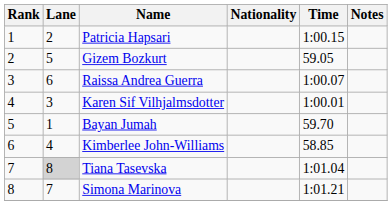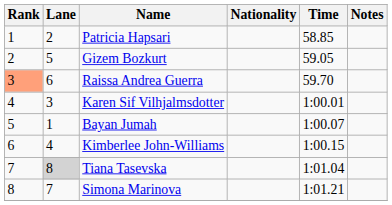(323, 37) 1:00.15 -> (318, 37) 58.85
(11, 80) no background -> (11, 80) lightsalmon background
(323, 80) 1:00.07 -> (318, 80) 59.70
(318, 124) 59.70 -> (323, 124) 1:00.07
(318, 146) 58.85 -> (323, 146) 1:00.15
